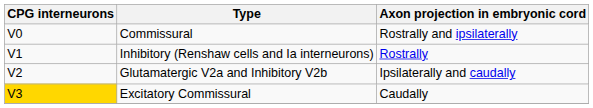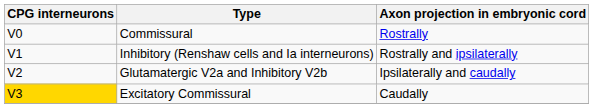(448, 34) Rostrally and ipsilaterally -> (404, 34) Rostrally
(404, 53) Rostrally -> (448, 53) Rostrally and ipsilaterally
